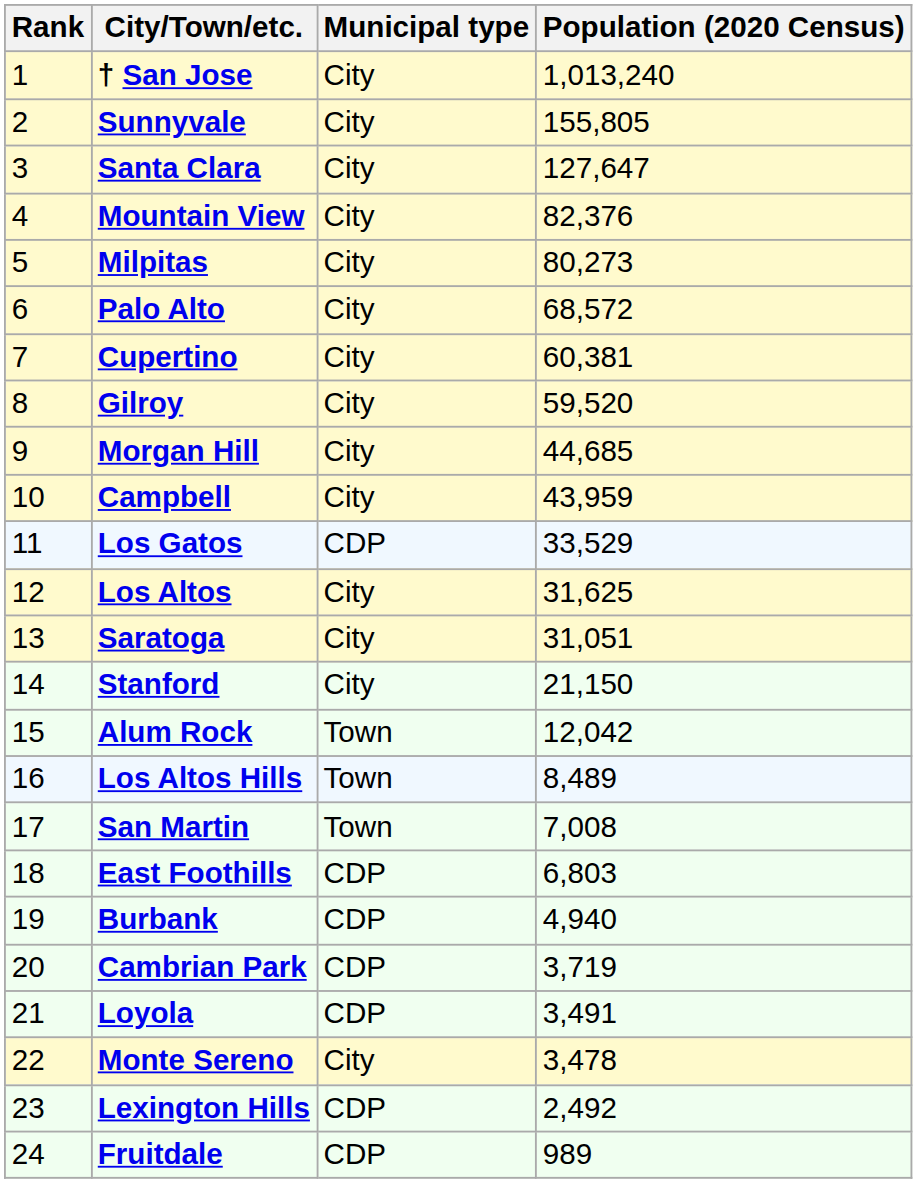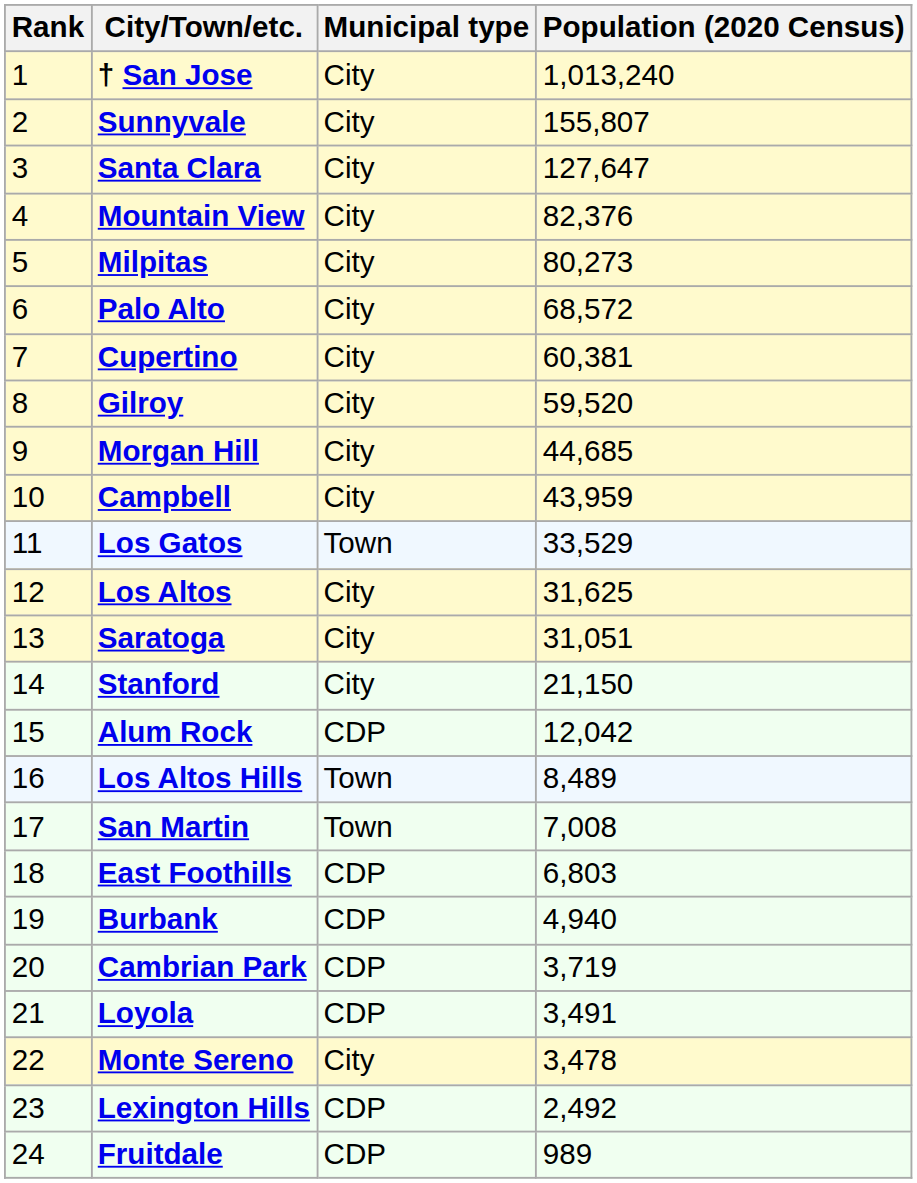(596, 121) 155,805 -> (596, 121) 155,807
(355, 544) CDP -> (358, 544) Town
(358, 732) Town -> (355, 732) CDP
